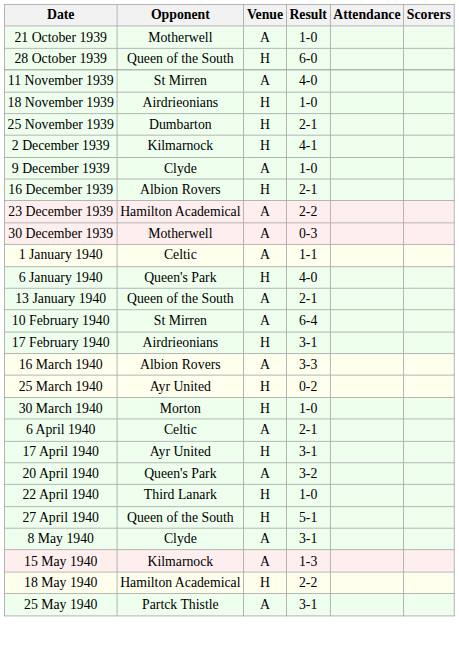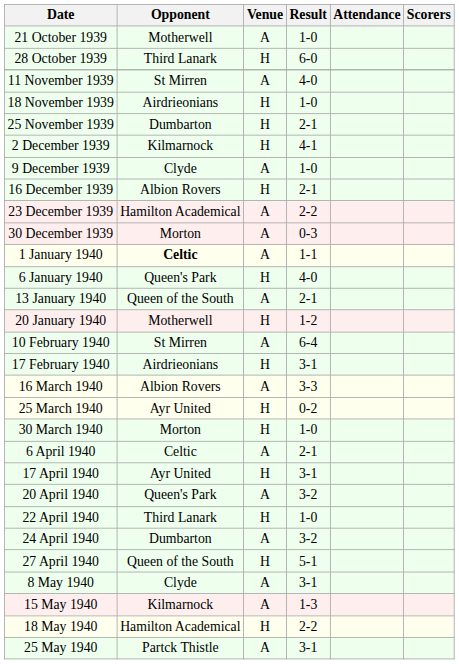(180, 59) Queen of the South -> (180, 59) Third Lanark
(180, 233) Motherwell -> (180, 233) Morton
(180, 255) normal -> (180, 255) bold
+ row: (61, 320)
+ row: (61, 539)
